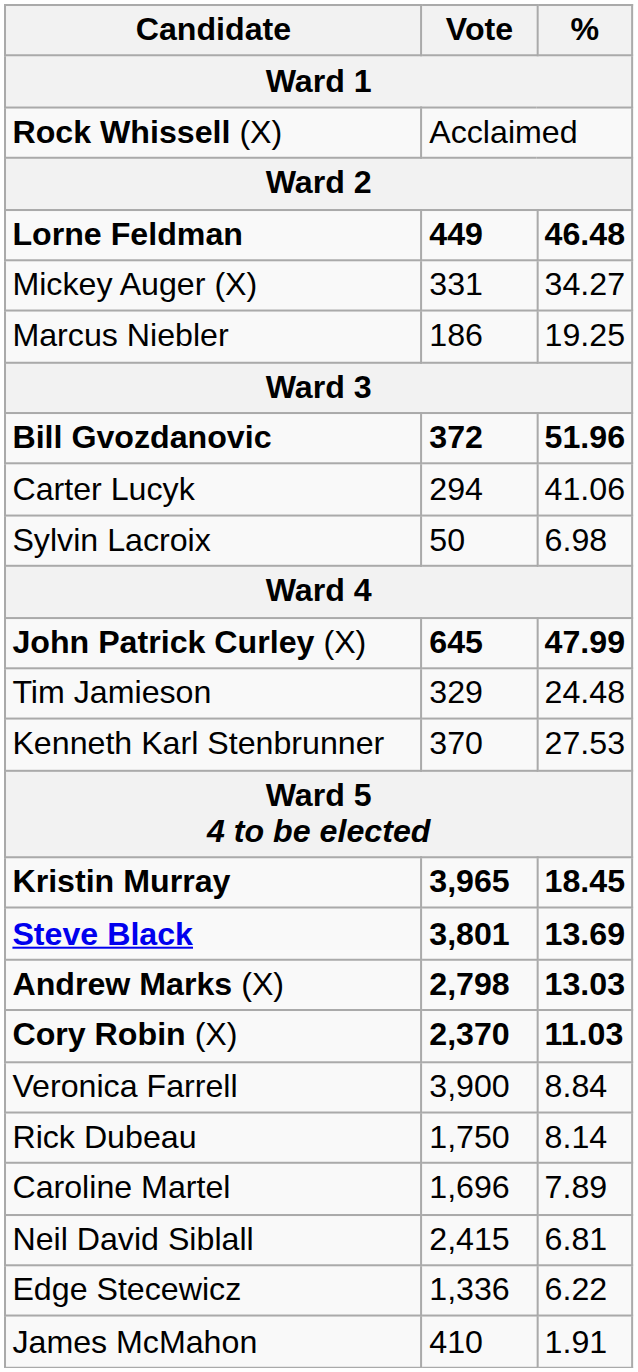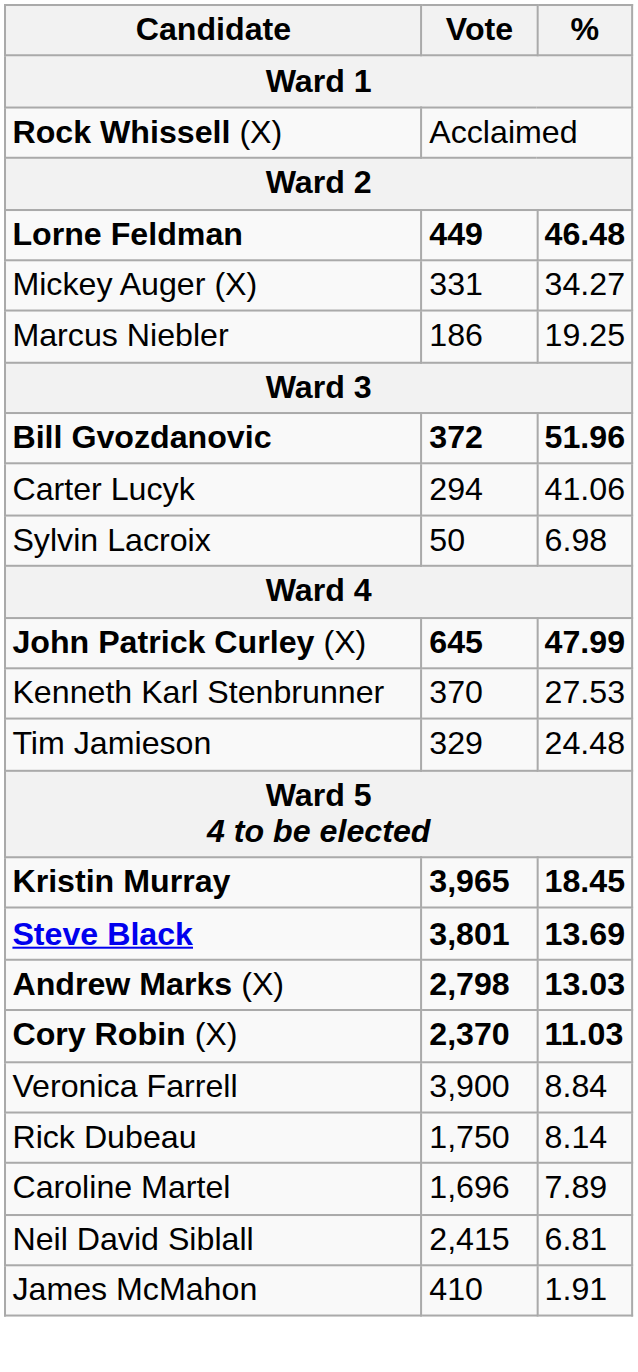rows swapped: (198, 744) <-> (112, 693)
- row: (127, 1290)
